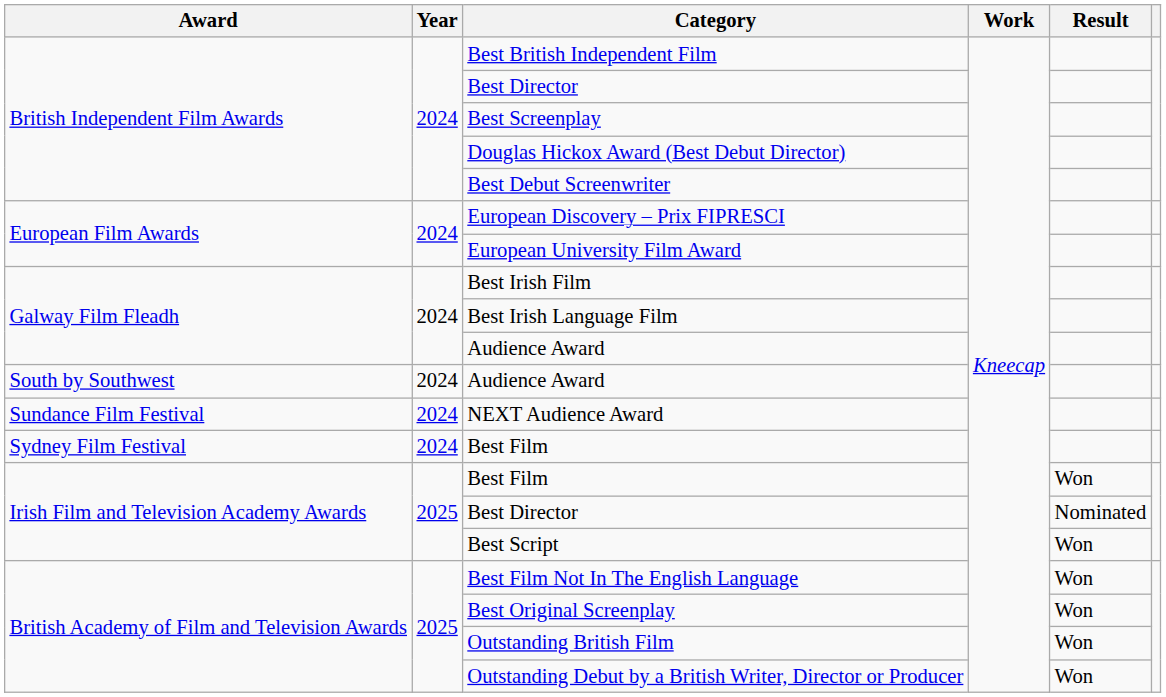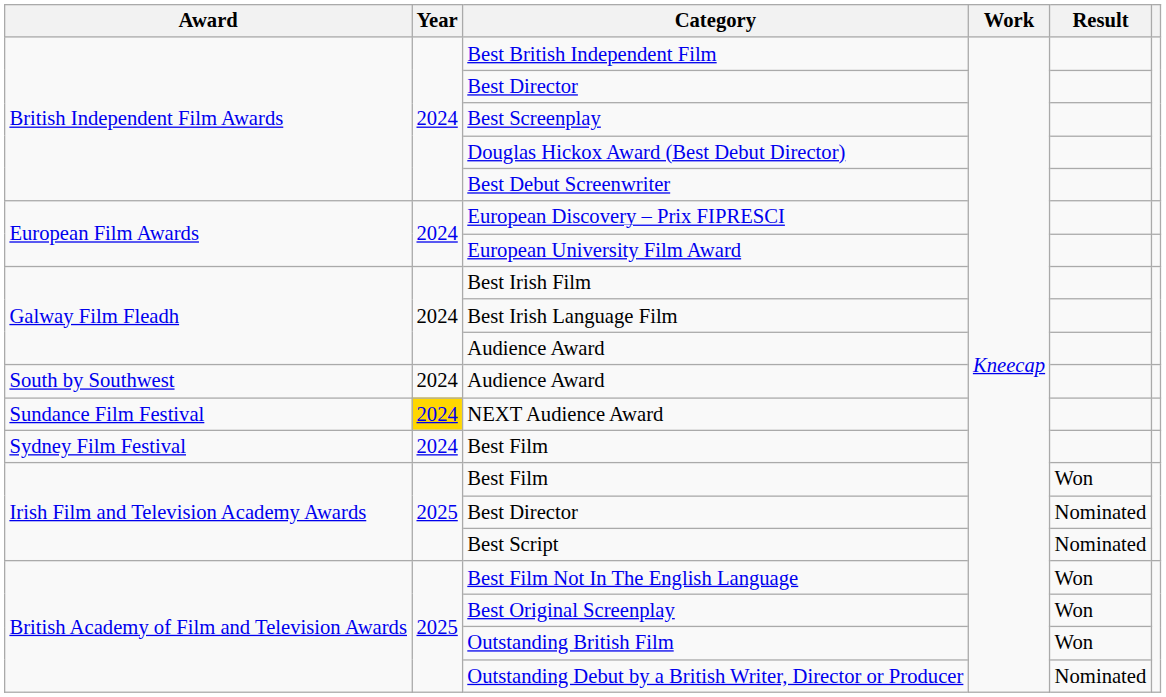(437, 413) no background -> (437, 413) gold background
(1074, 544) Won -> (1100, 544) Nominated
(1074, 675) Won -> (1100, 675) Nominated
